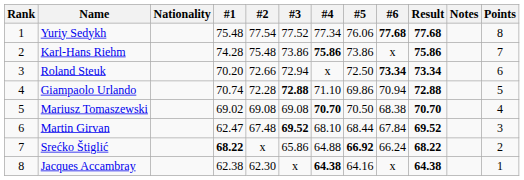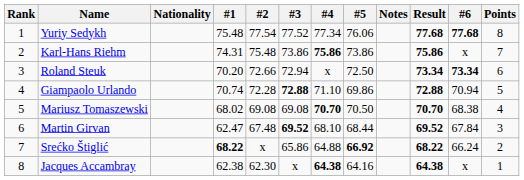columns swapped: (392, 14) <-> (464, 14)
(230, 52) 74.28 -> (230, 52) 74.31
(230, 109) 69.02 -> (230, 109) 68.02
